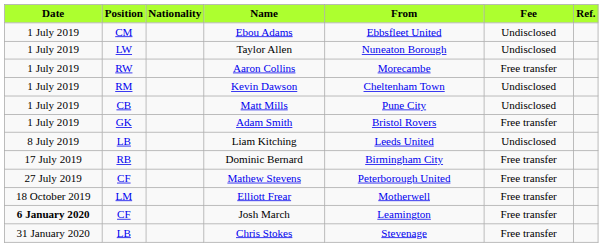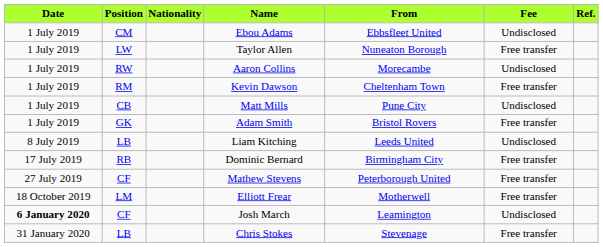(529, 50) Undisclosed -> (529, 50) Free transfer
(529, 68) Free transfer -> (529, 68) Undisclosed
(529, 87) Undisclosed -> (529, 87) Free transfer
(529, 215) Free transfer -> (529, 215) Undisclosed
